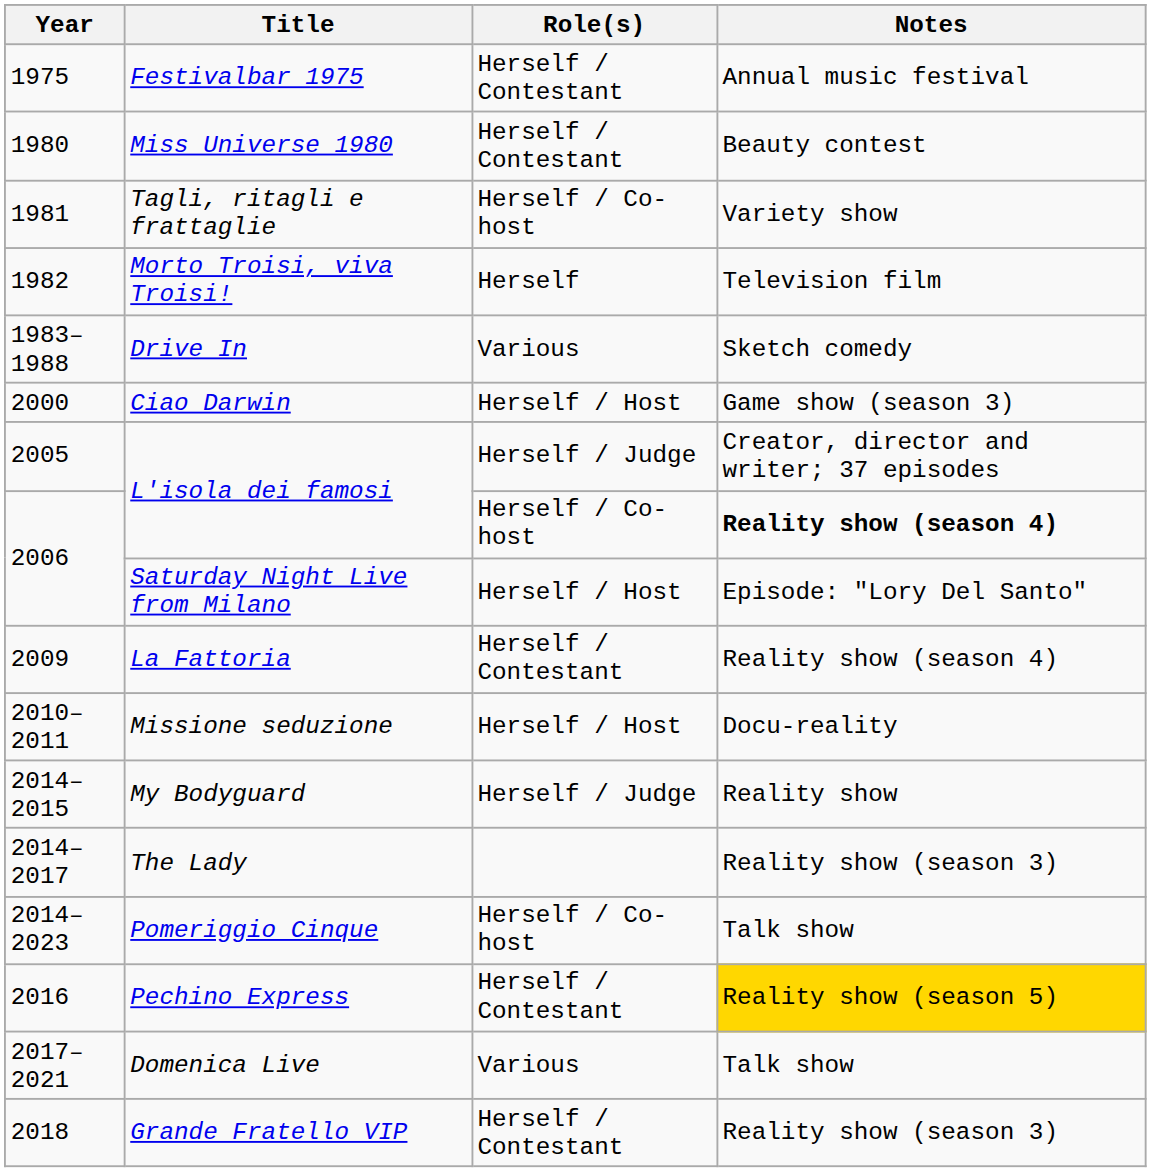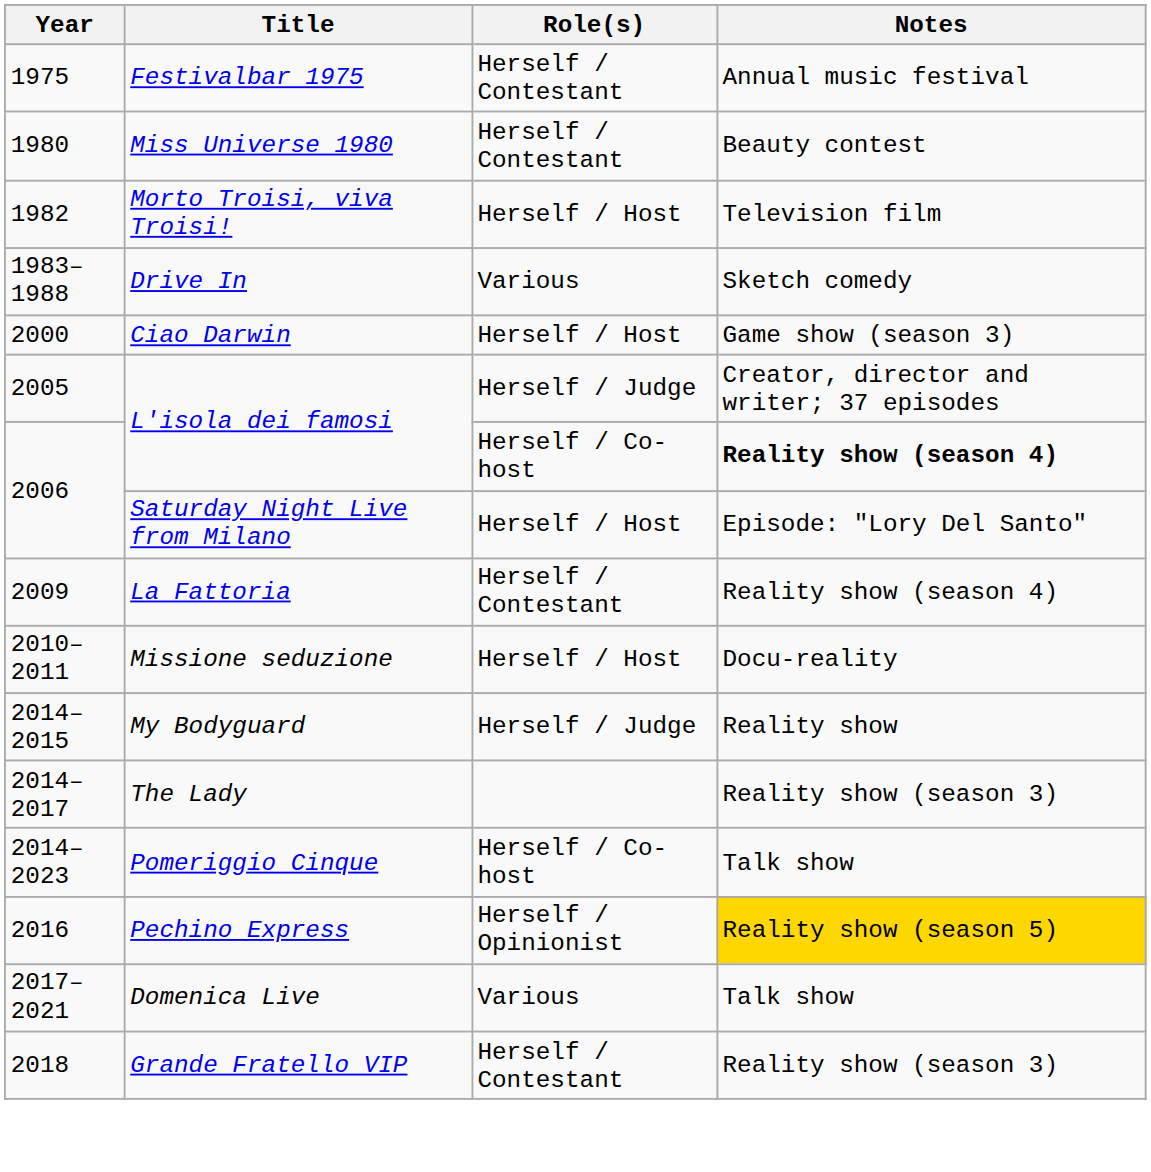- row: (40, 214)
(528, 281) Herself -> (580, 214) Herself / Host
(550, 998) Herself / Contestant -> (550, 930) Herself / Opinionist
